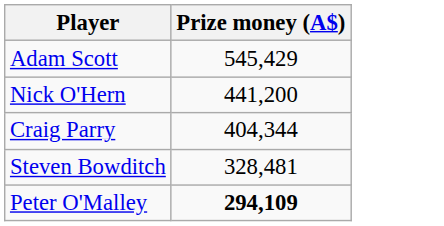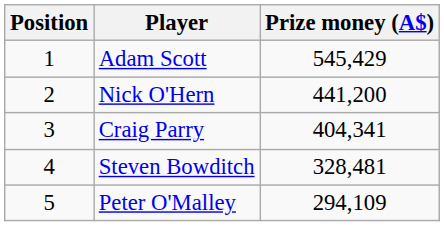+ column: (49, 22)
(261, 130) 404,344 -> (350, 130) 404,341
(261, 202) bold -> (350, 202) normal
